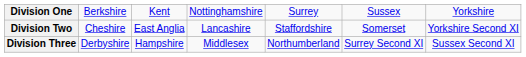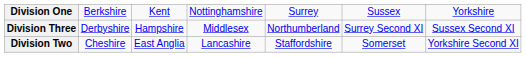rows swapped: (41, 28) <-> (41, 44)
